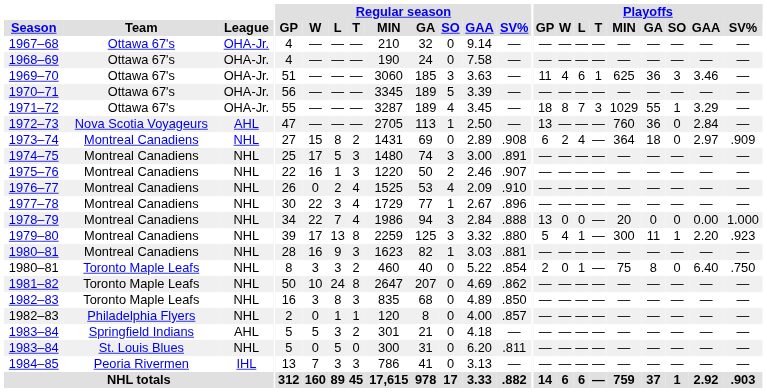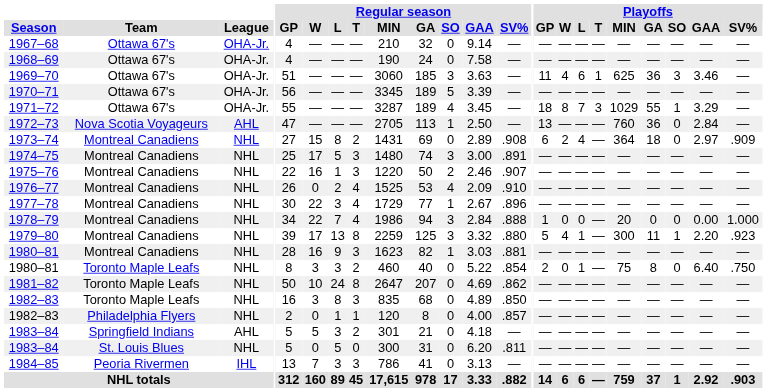(545, 220) 13 -> (545, 220) 1
